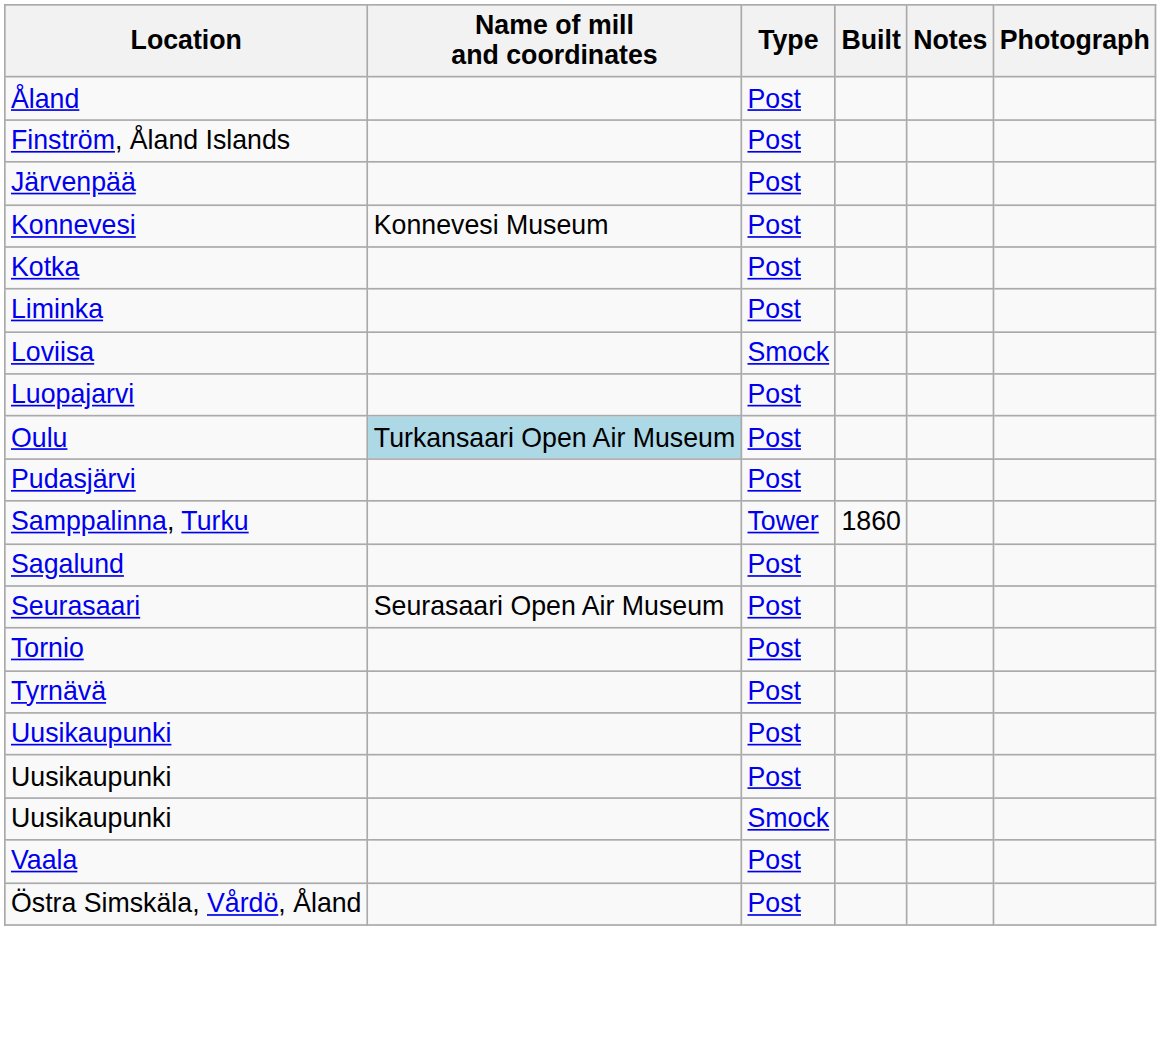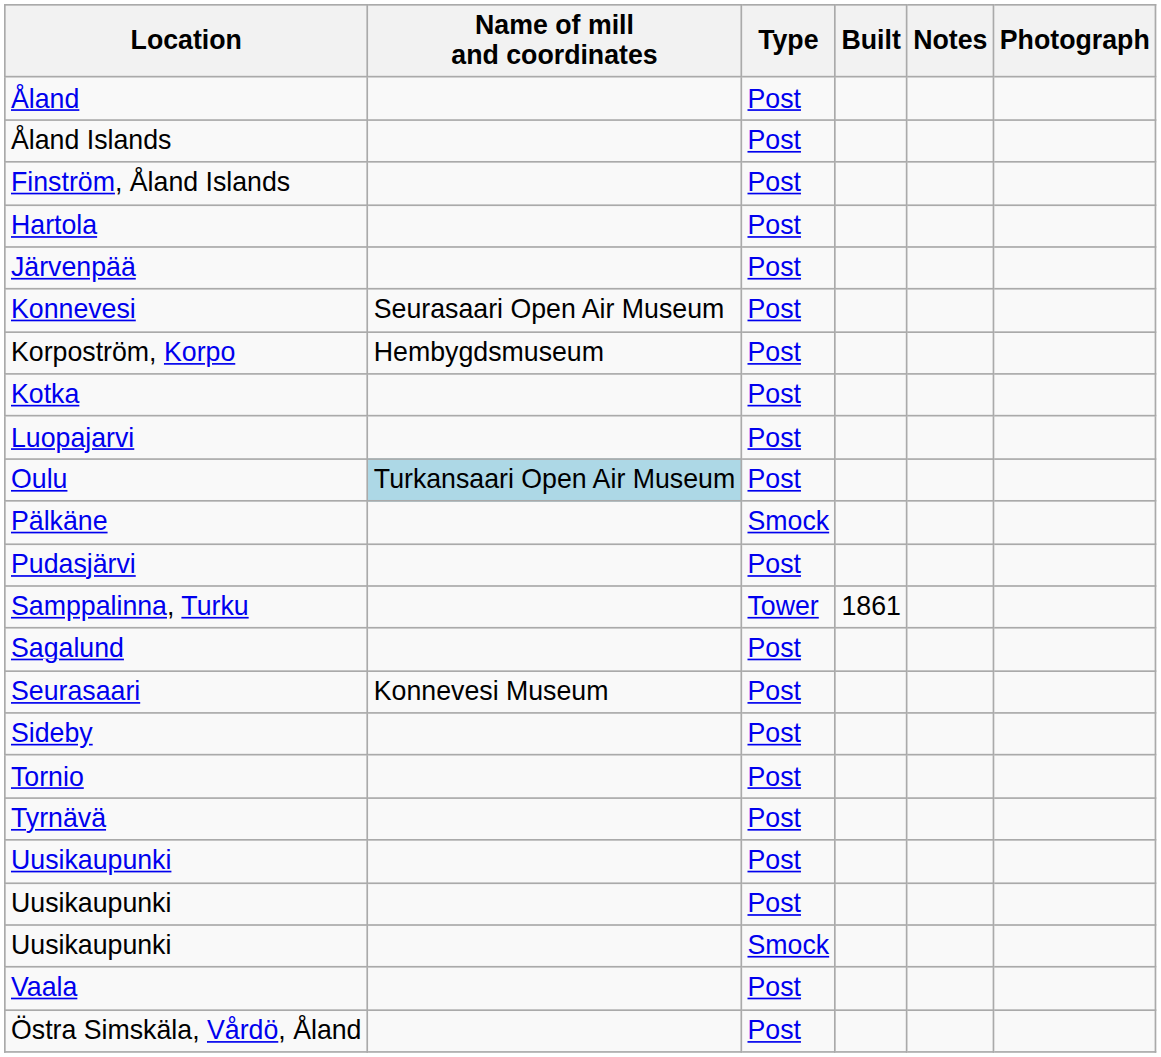+ row: (91, 140)
+ row: (54, 225)
(491, 225) Konnevesi Museum -> (549, 310) Seurasaari Open Air Museum
+ row: (123, 352)
- row: (57, 310)
- row: (53, 352)
+ row: (59, 521)
(871, 521) 1860 -> (871, 606) 1861
(549, 606) Seurasaari Open Air Museum -> (491, 691) Konnevesi Museum
+ row: (52, 733)
